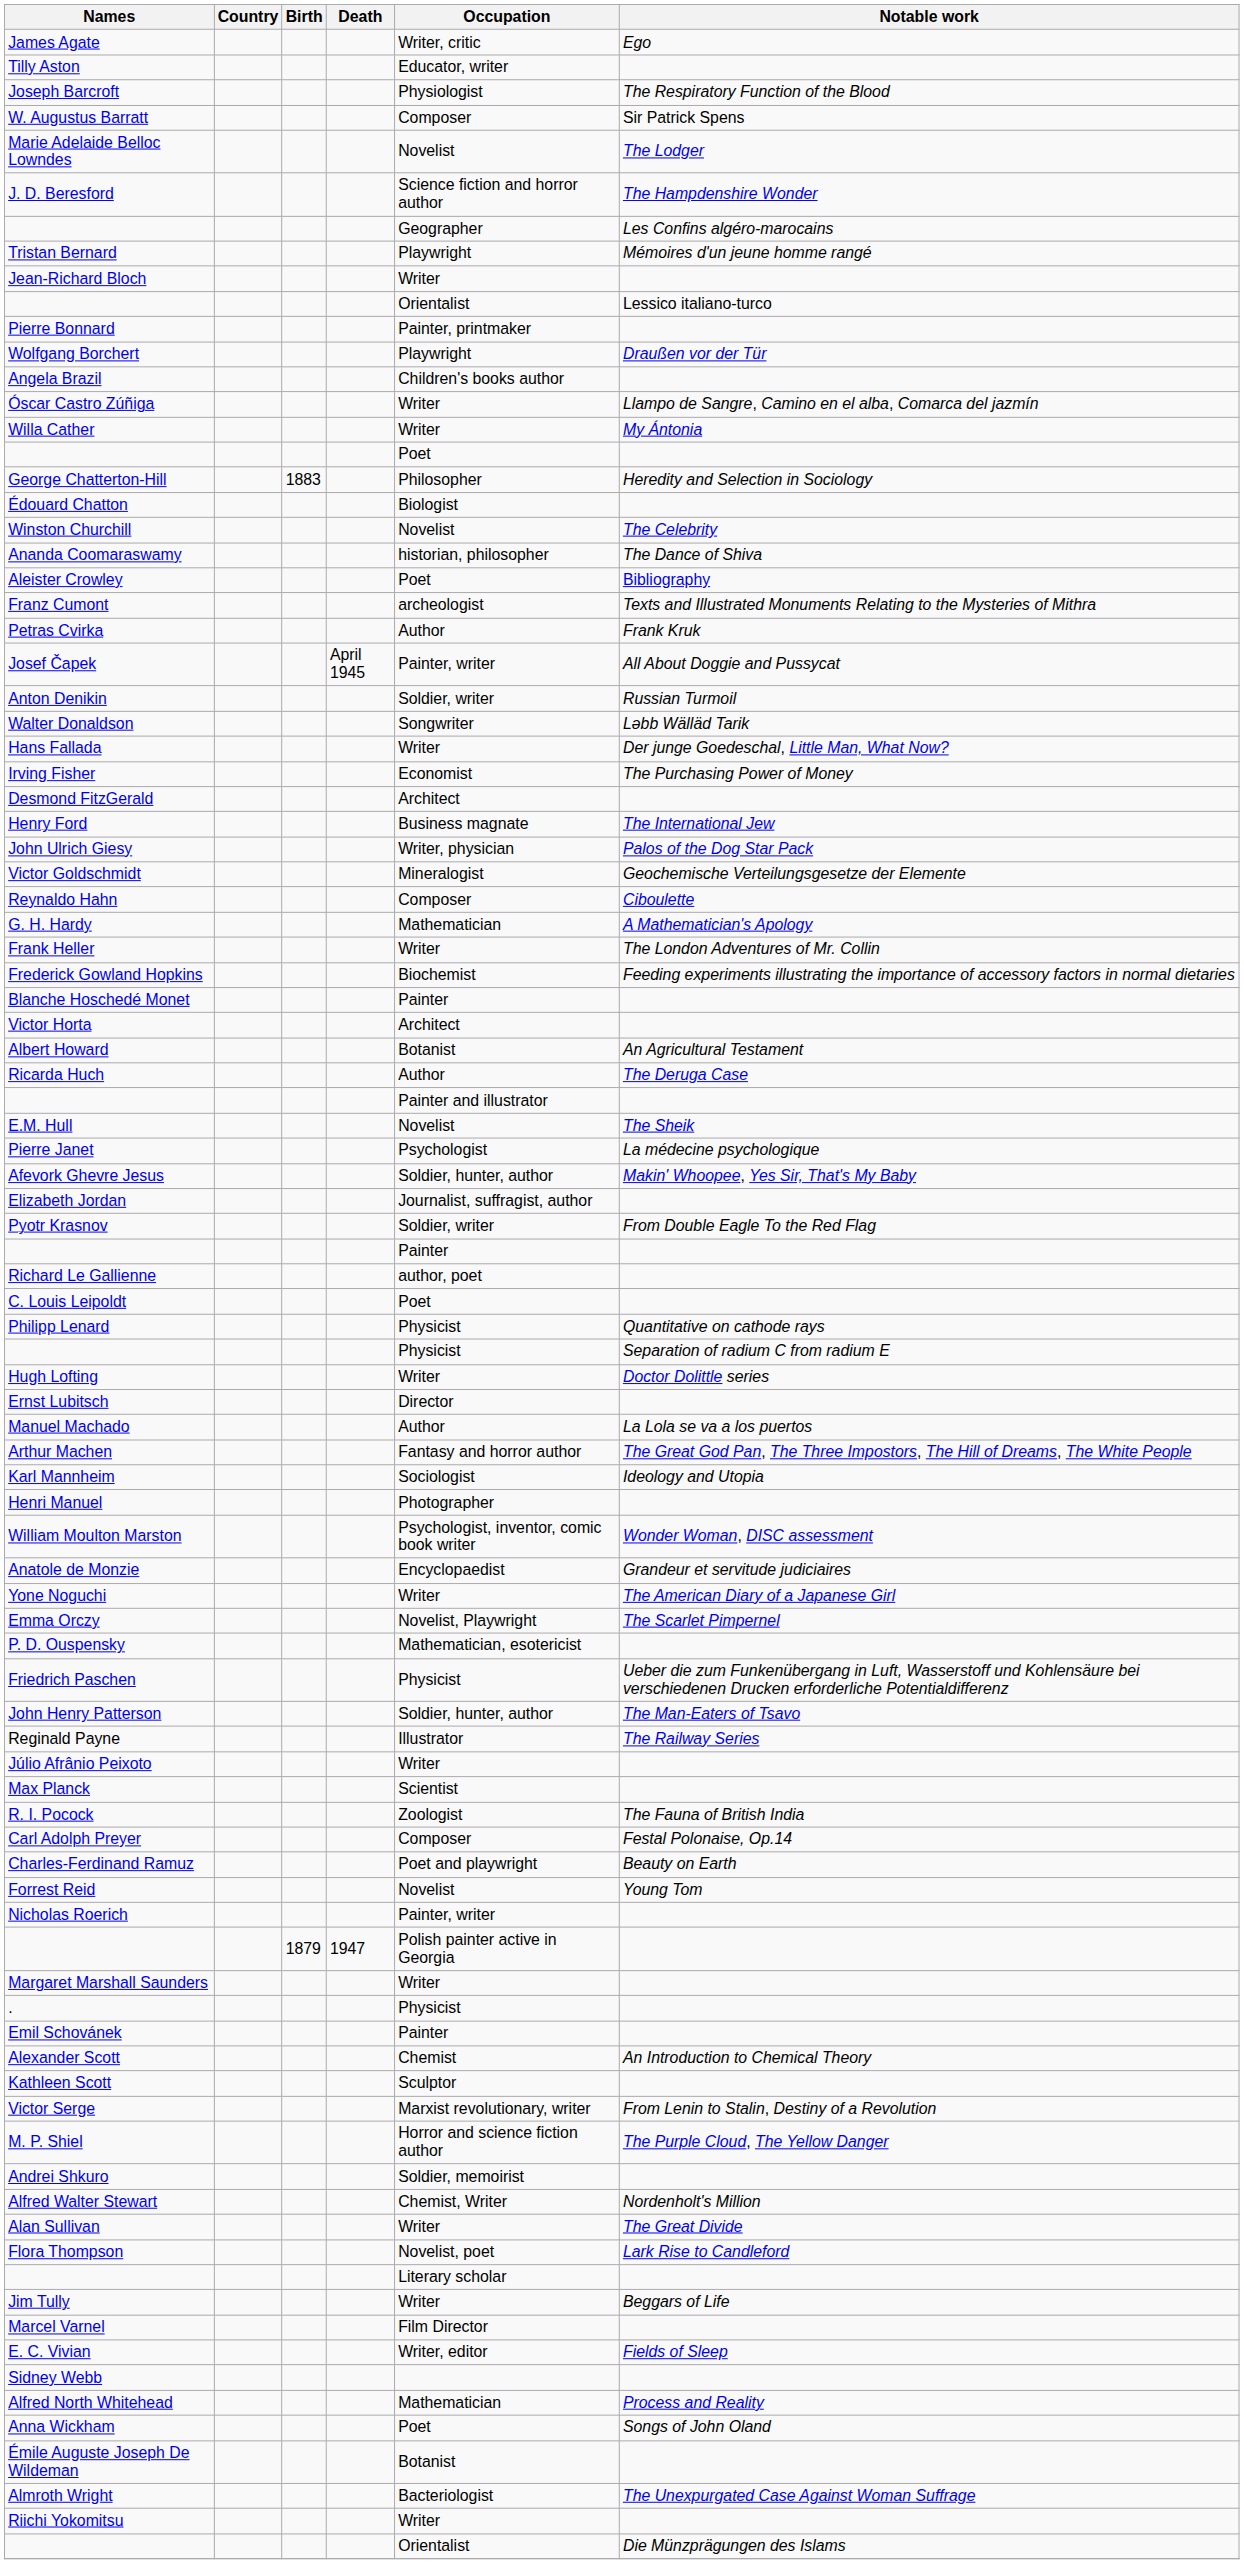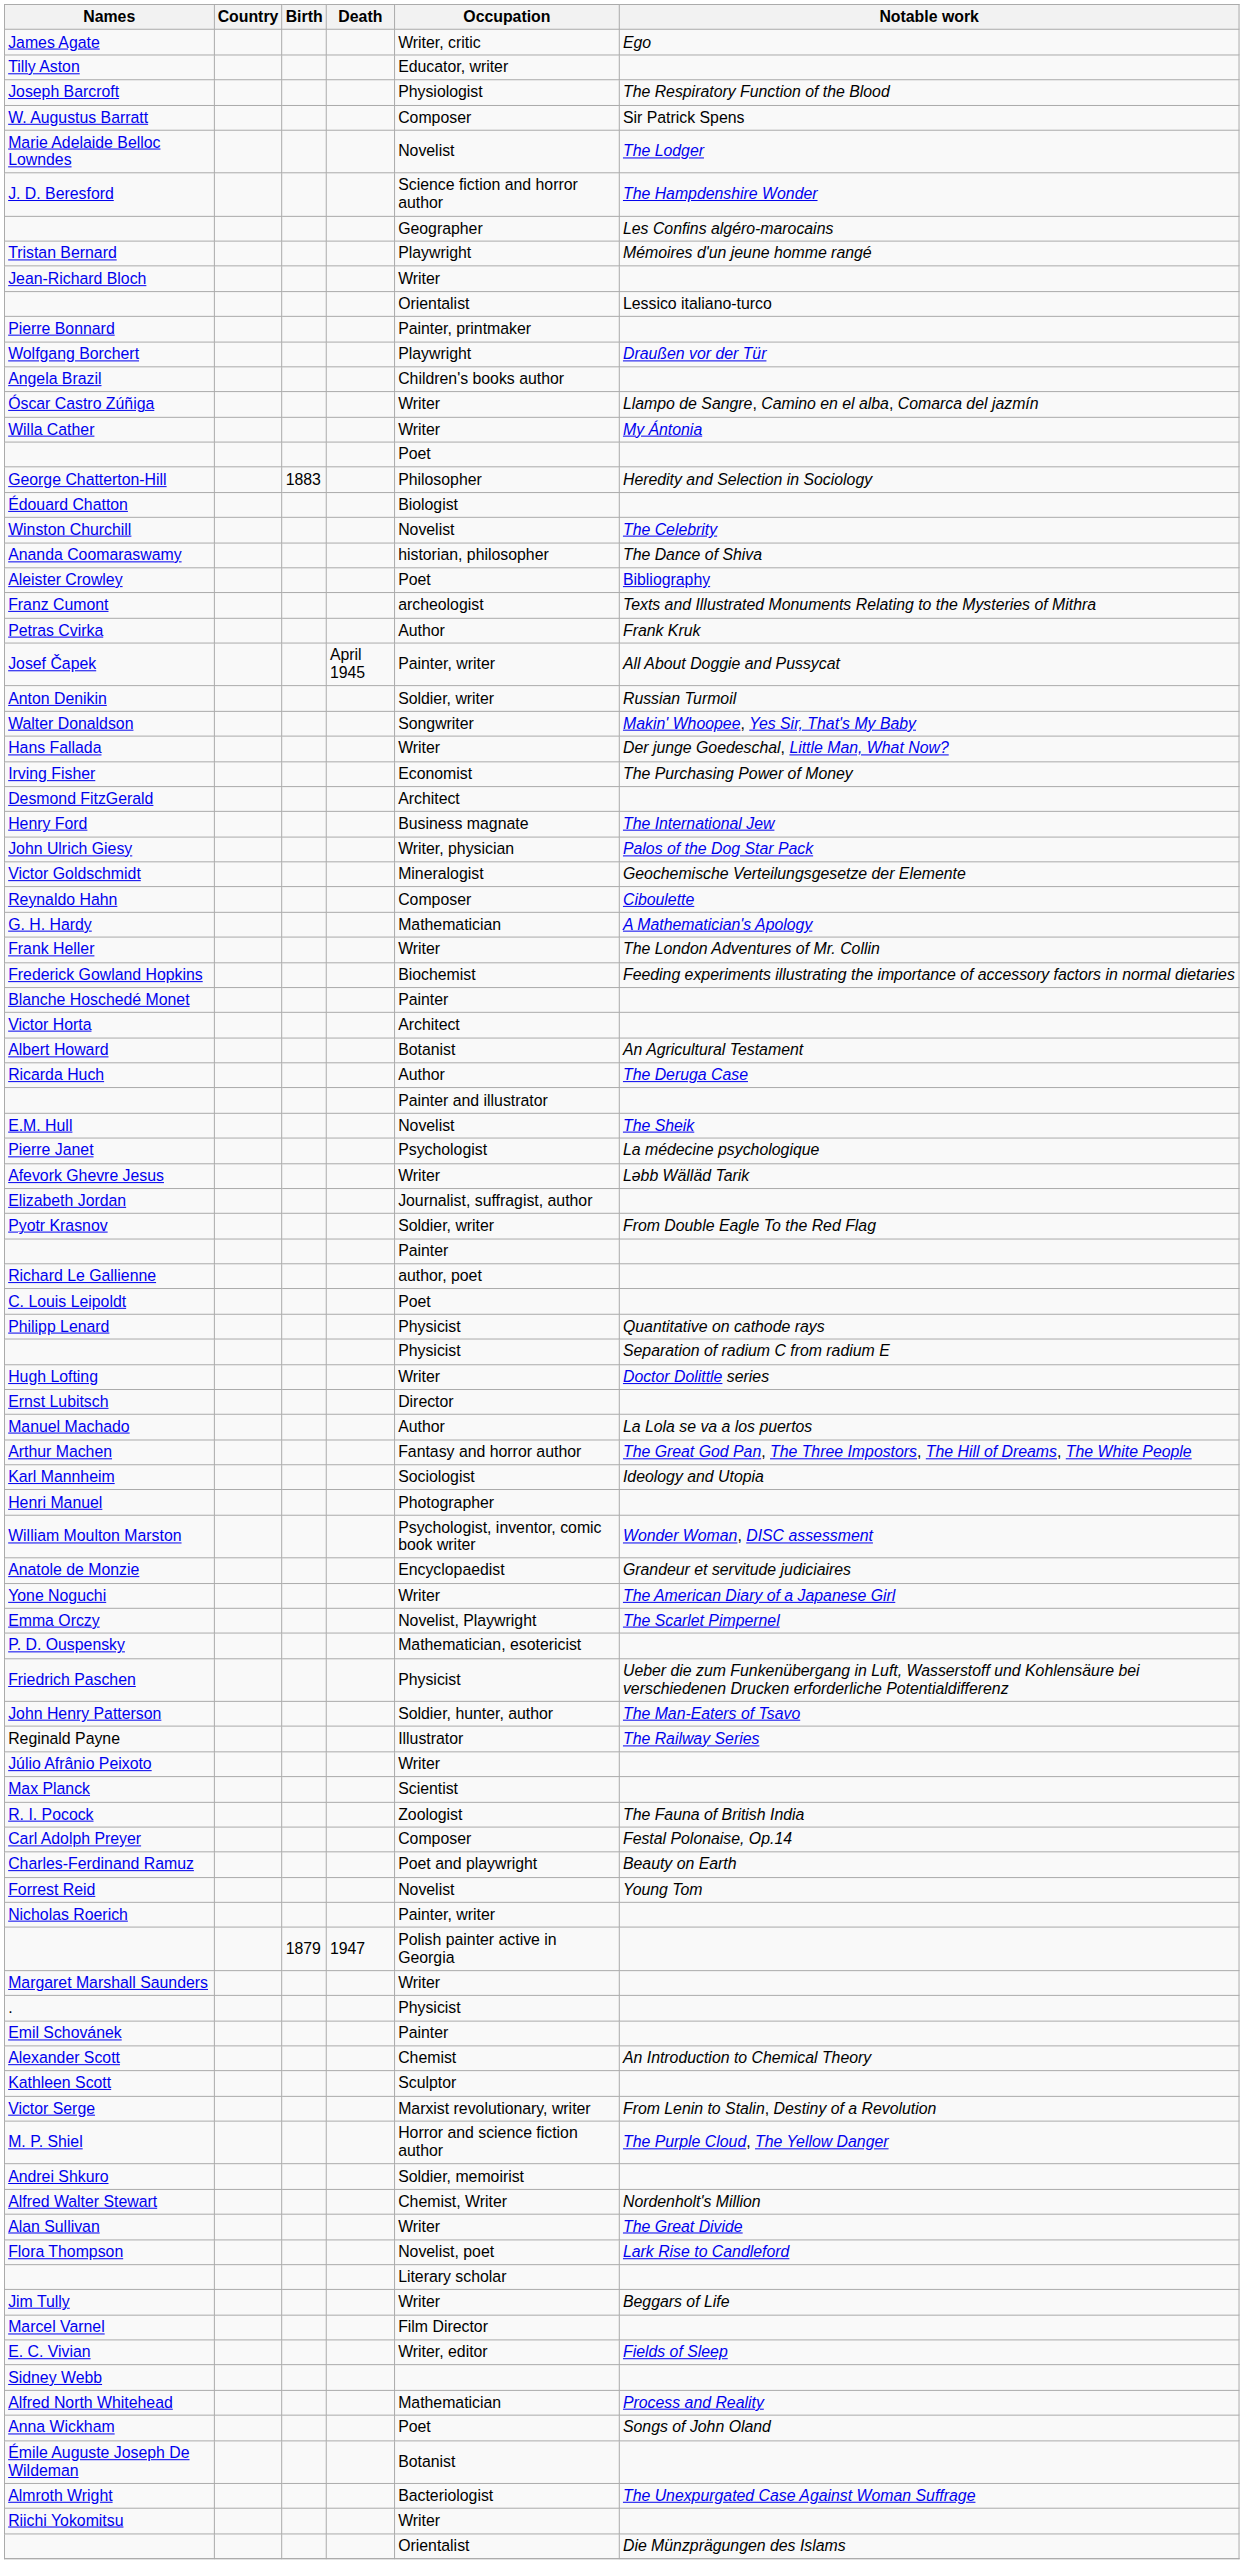(686, 723) Ləbb Wälläd Tarik -> (769, 723) Makin' Whoopee, Yes Sir, That's My Baby
(476, 1175) Soldier, hunter, author -> (419, 1175) Writer
(769, 1175) Makin' Whoopee, Yes Sir, That's My Baby -> (686, 1175) Ləbb Wälläd Tarik
